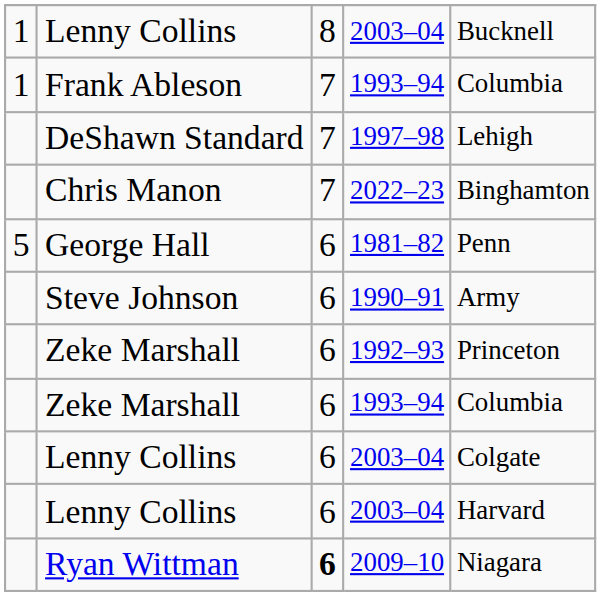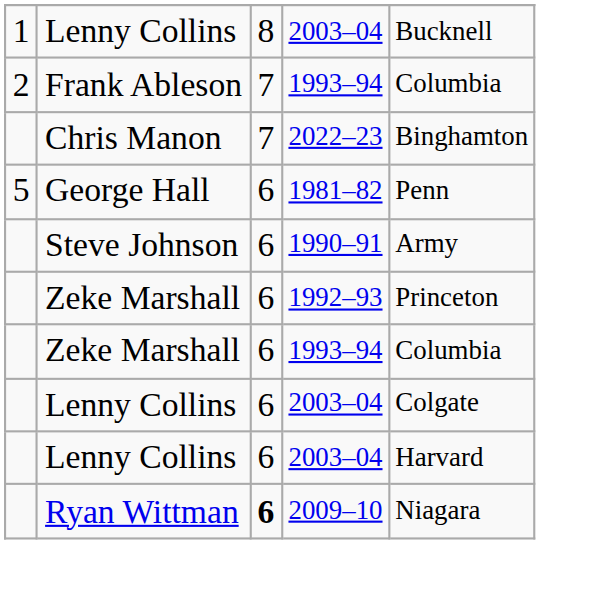(21, 84) 1 -> (21, 84) 2
- row: (174, 137)
